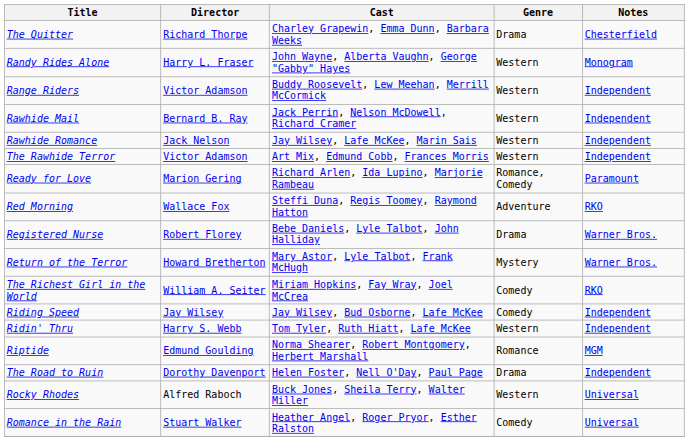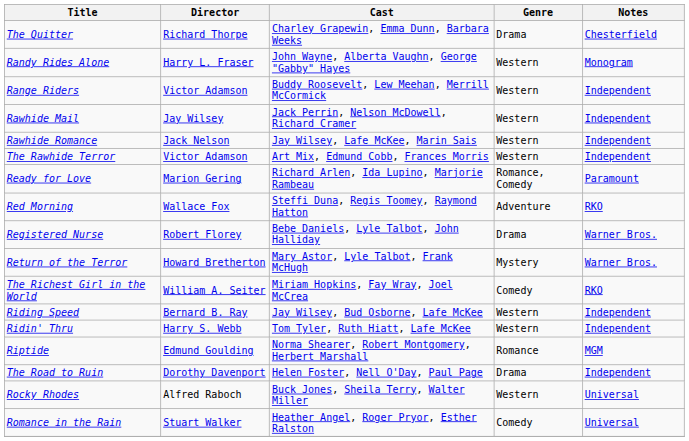(205, 118) Bernard B. Ray -> (193, 118) Jay Wilsey
(193, 312) Jay Wilsey -> (205, 312) Bernard B. Ray
(514, 312) Comedy -> (517, 312) Western
